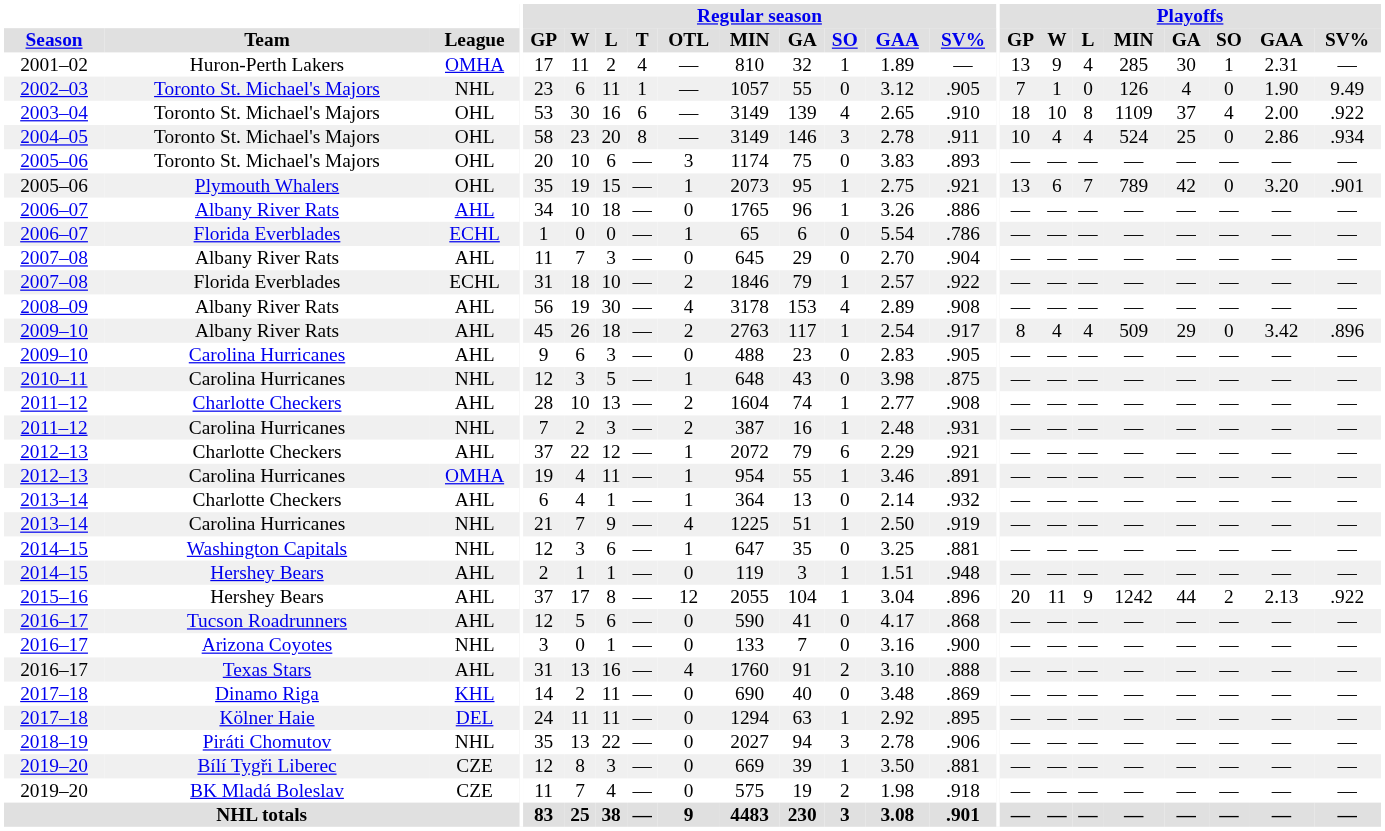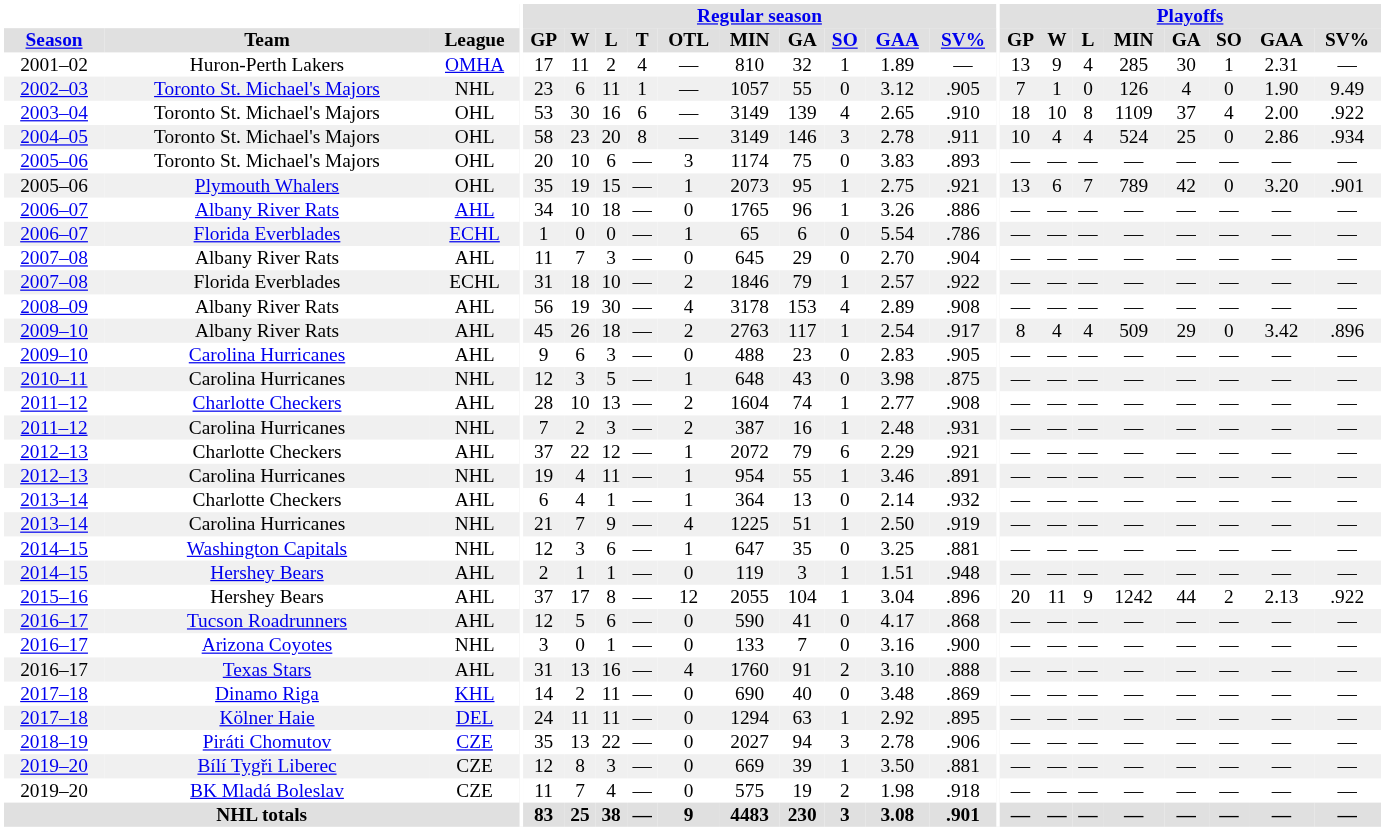(475, 475) OMHA -> (475, 475) NHL
(475, 741) NHL -> (475, 741) CZE
